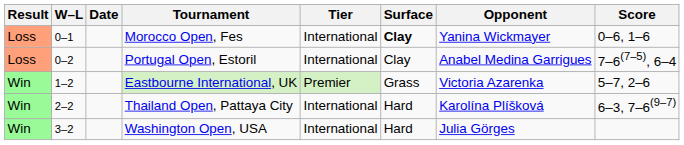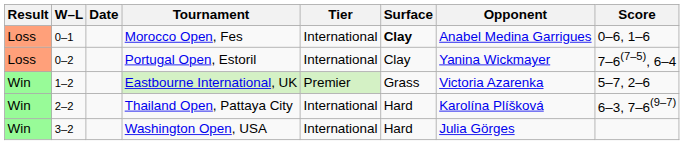(495, 36) Yanina Wickmayer -> (515, 36) Anabel Medina Garrigues
(515, 59) Anabel Medina Garrigues -> (495, 59) Yanina Wickmayer
